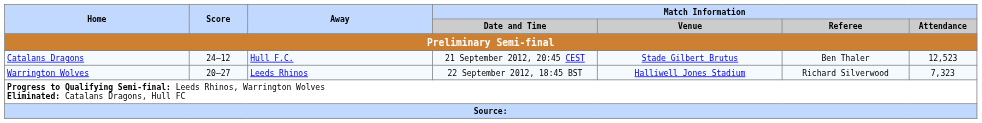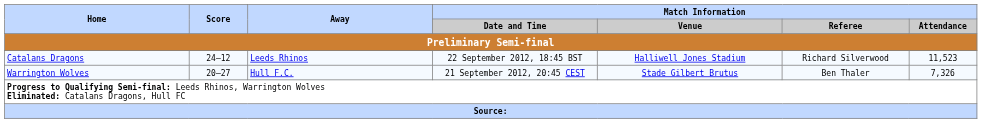(272, 58) Hull F.C. -> (279, 58) Leeds Rhinos
(515, 58) 21 September 2012, 20:45 CEST -> (515, 58) 22 September 2012, 18:45 BST
(690, 58) Stade Gilbert Brutus -> (690, 58) Halliwell Jones Stadium
(846, 58) Ben Thaler -> (846, 58) Richard Silverwood
(943, 58) 12,523 -> (943, 58) 11,523
(279, 73) Leeds Rhinos -> (272, 73) Hull F.C.
(515, 73) 22 September 2012, 18:45 BST -> (515, 73) 21 September 2012, 20:45 CEST
(690, 73) Halliwell Jones Stadium -> (690, 73) Stade Gilbert Brutus
(846, 73) Richard Silverwood -> (846, 73) Ben Thaler
(943, 73) 7,323 -> (943, 73) 7,326
